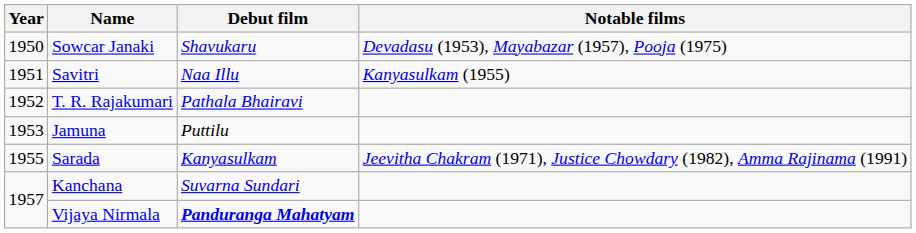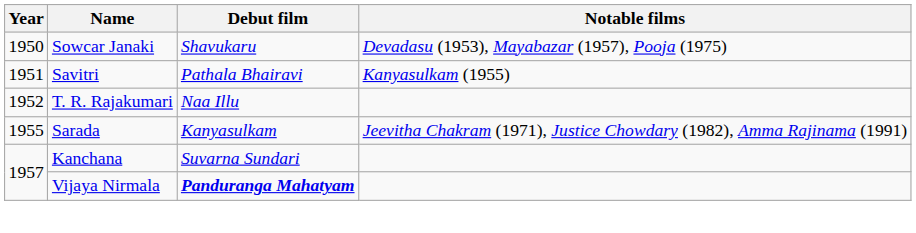(210, 74) Naa Illu -> (242, 74) Pathala Bhairavi
(242, 102) Pathala Bhairavi -> (210, 102) Naa Illu
- row: (79, 130)
